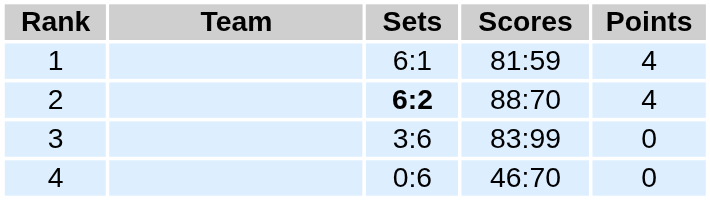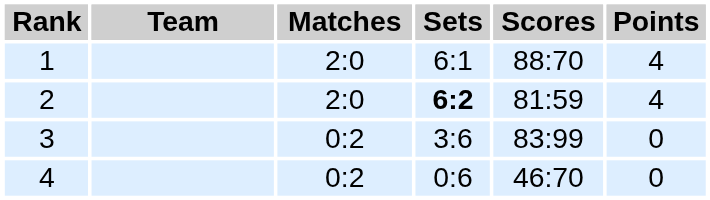+ column: (345, 21)
(526, 60) 81:59 -> (548, 60) 88:70
(526, 99) 88:70 -> (548, 99) 81:59
